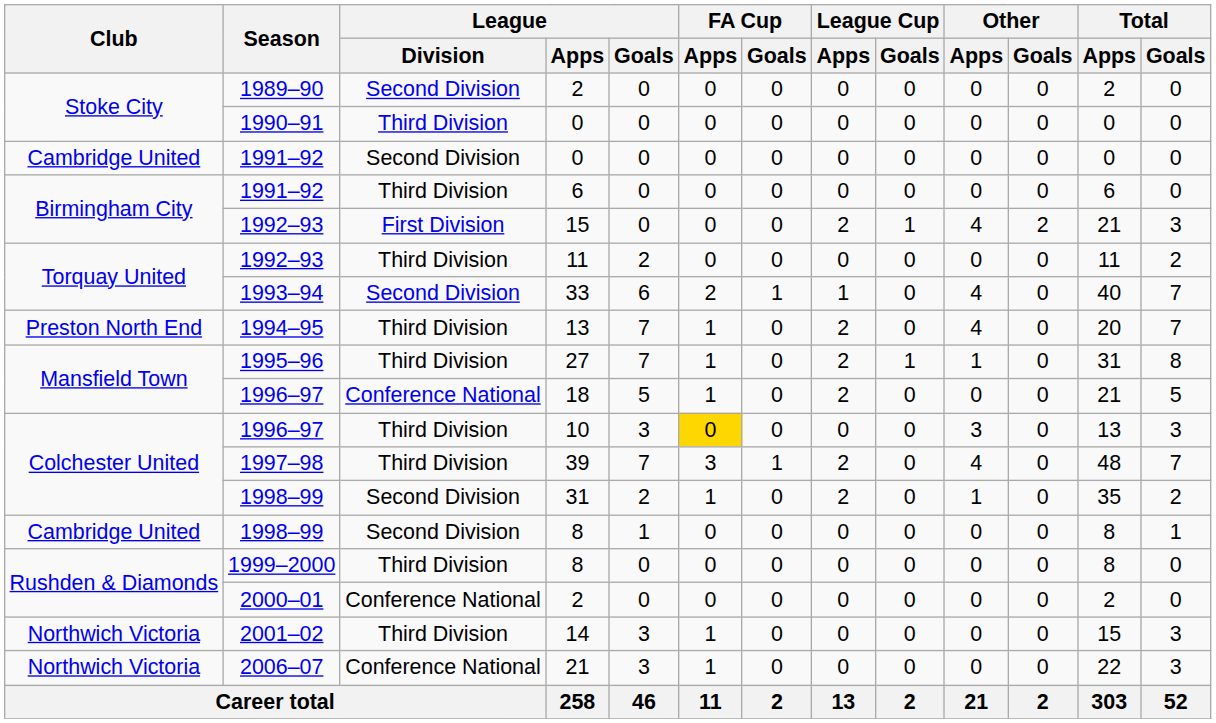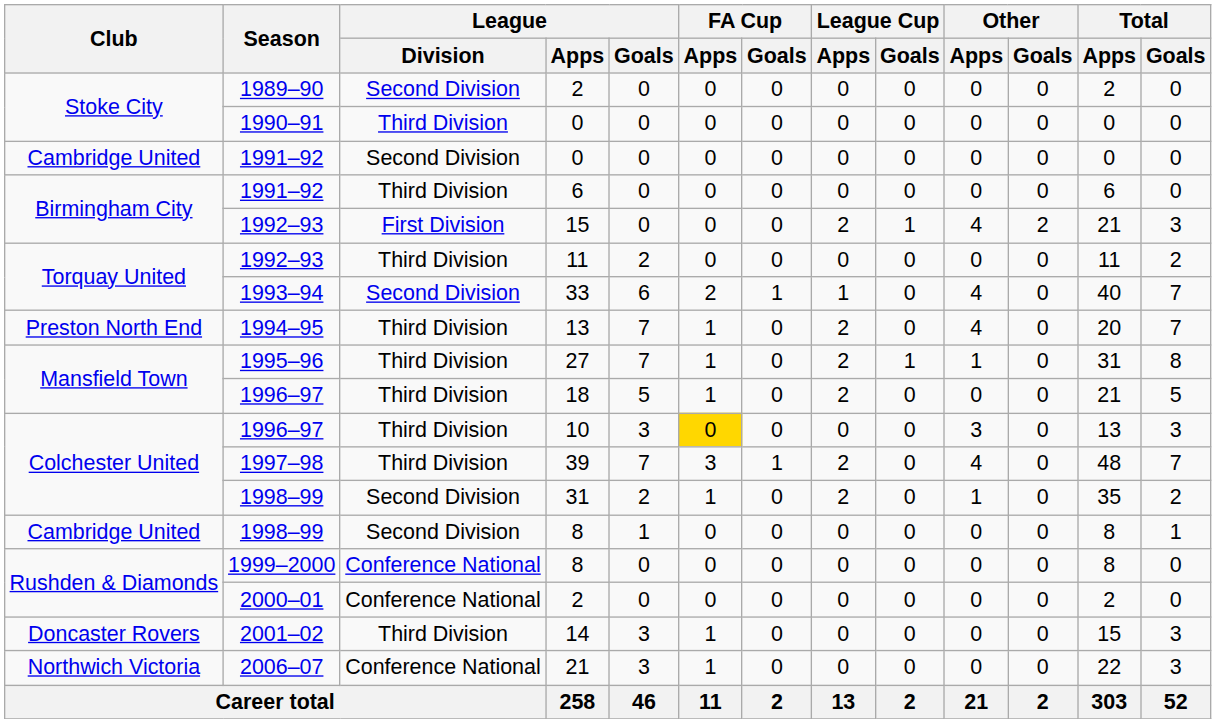(443, 395) Conference National -> (443, 395) Third Division
(443, 565) Third Division -> (443, 565) Conference National
(114, 633) Northwich Victoria -> (114, 633) Doncaster Rovers
